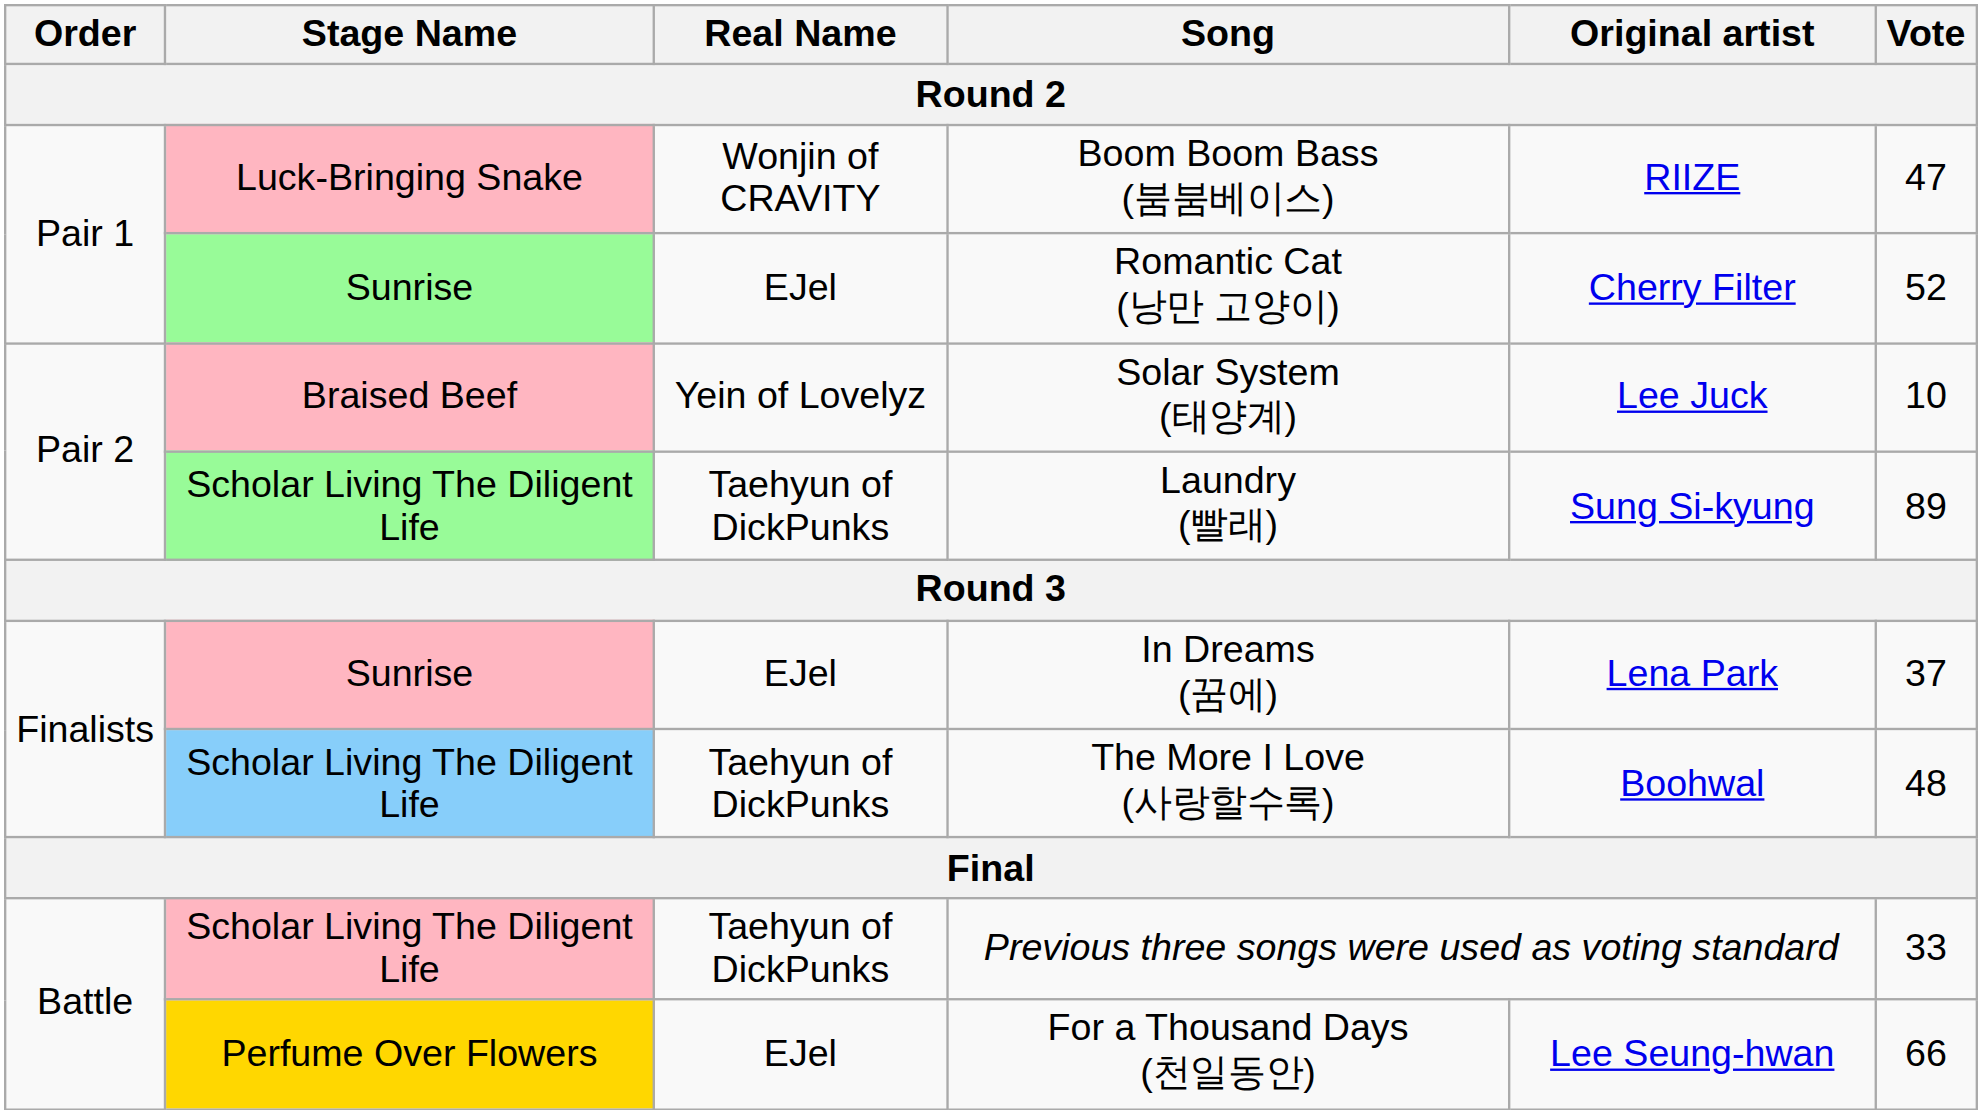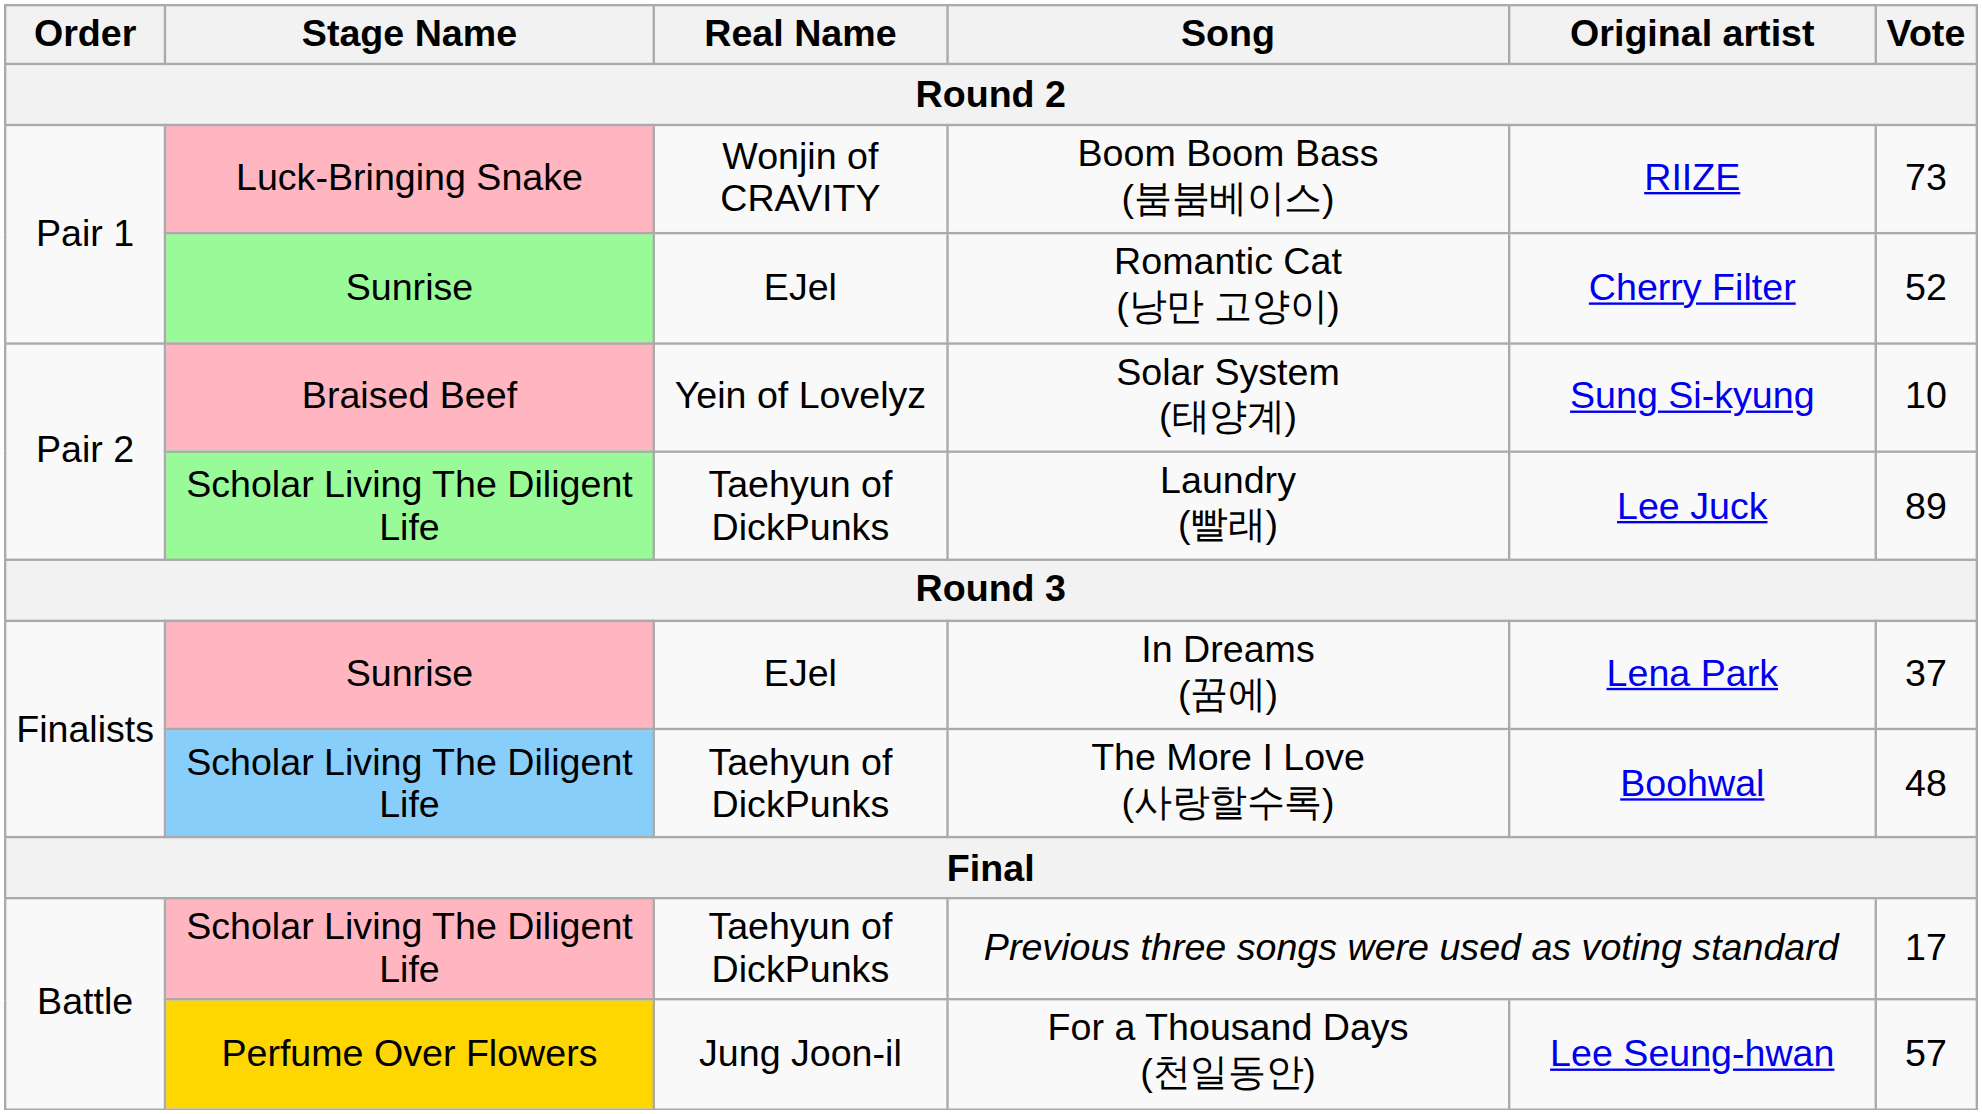(1926, 178) 47 -> (1926, 178) 73
(1692, 396) Lee Juck -> (1692, 396) Sung Si-kyung
(1692, 505) Sung Si-kyung -> (1692, 505) Lee Juck
(1926, 947) 33 -> (1926, 947) 17
(800, 1053) EJel -> (800, 1053) Jung Joon-il
(1926, 1053) 66 -> (1926, 1053) 57
